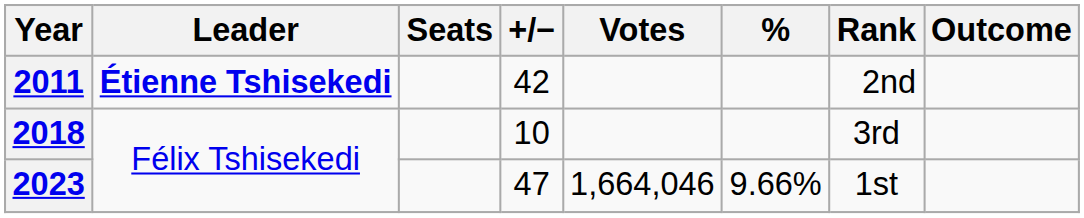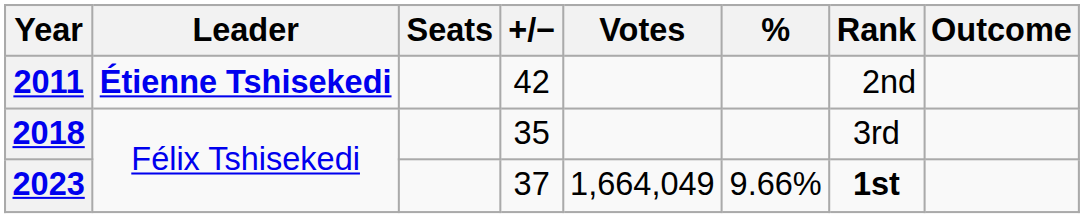(532, 133) 10 -> (532, 133) 35
(532, 184) 47 -> (532, 184) 37
(642, 184) 1,664,046 -> (642, 184) 1,664,049
(876, 184) normal -> (876, 184) bold
